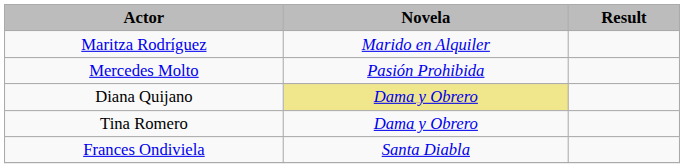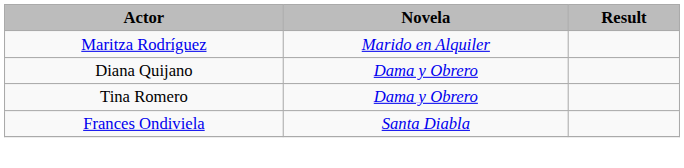- row: (144, 70)
(426, 96) khaki background -> (426, 70) no background
